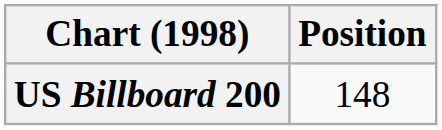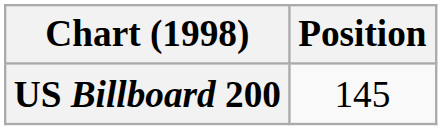(362, 93) 148 -> (362, 93) 145
